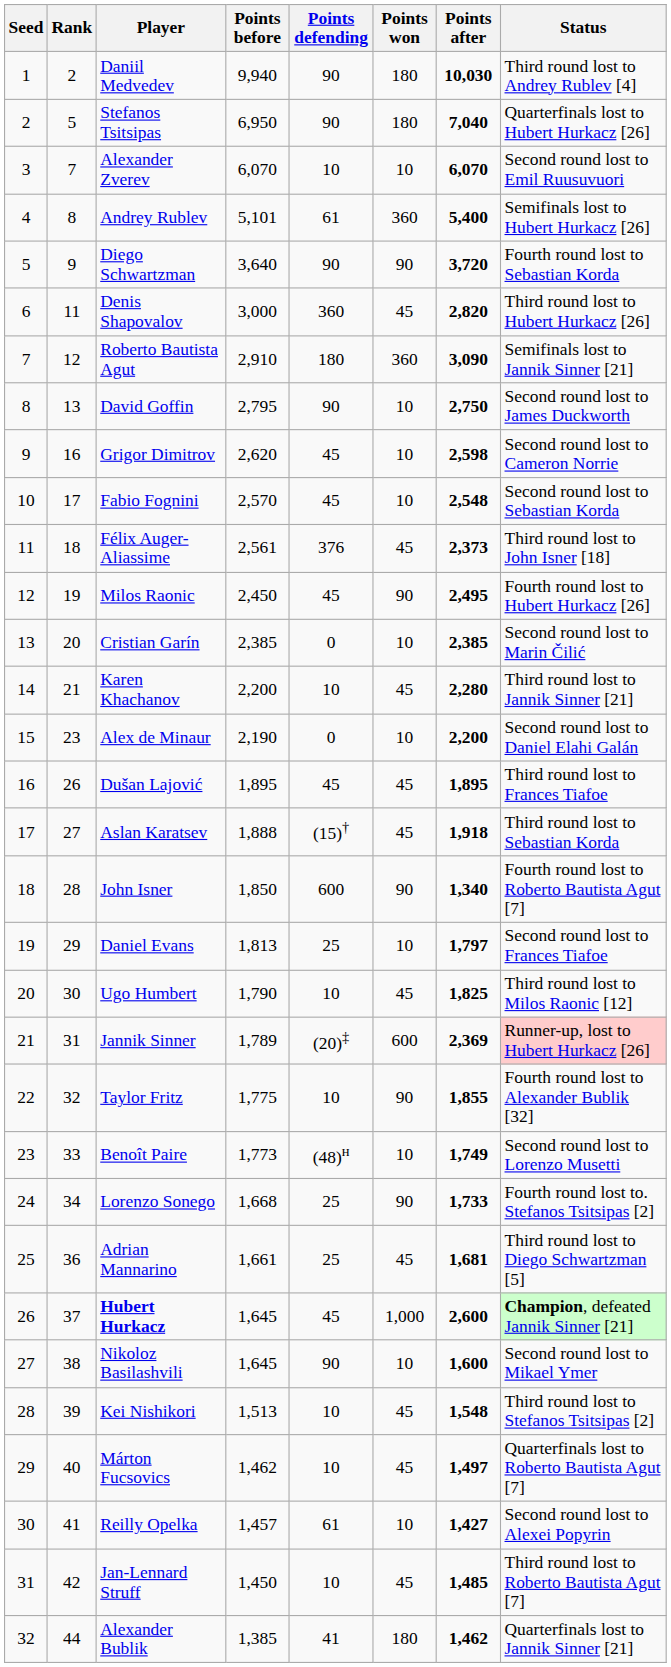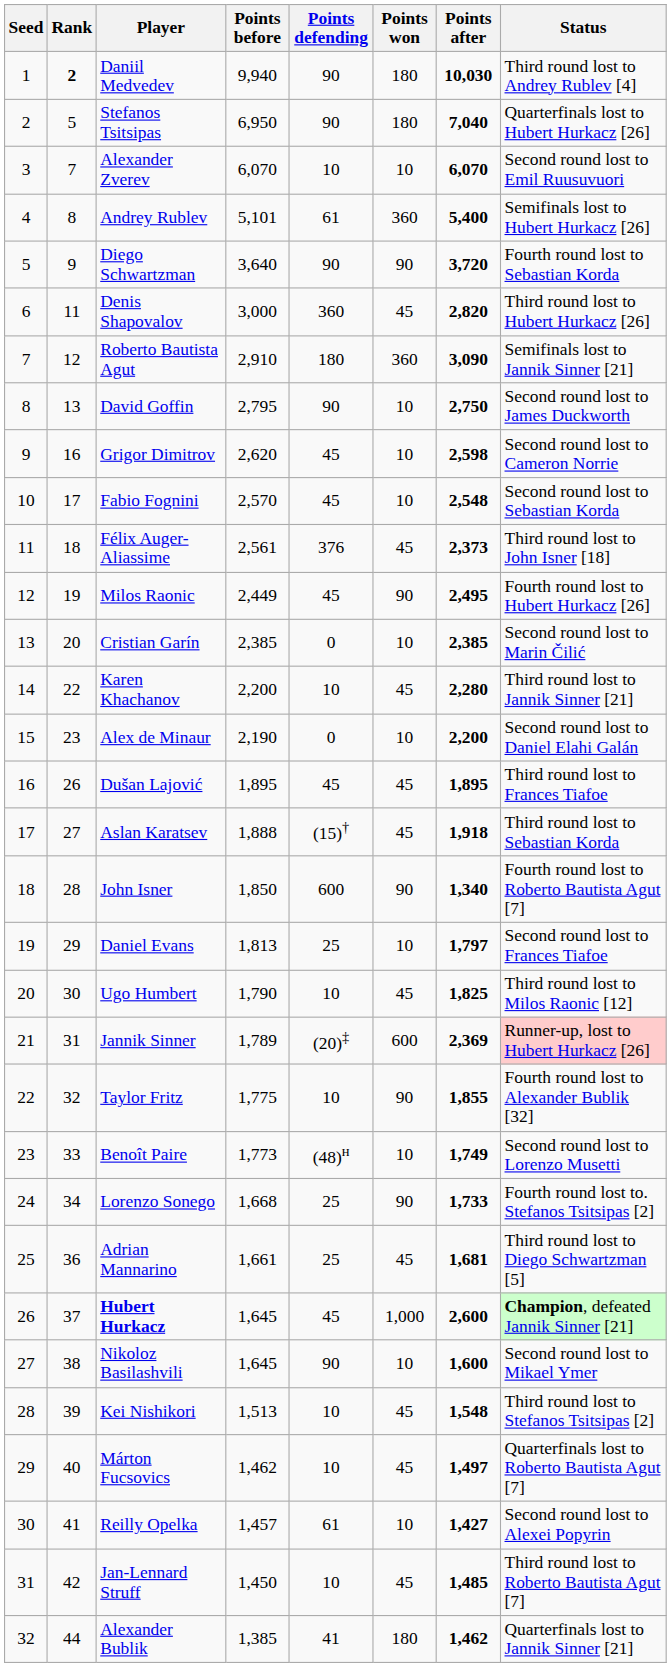(72, 75) normal -> (72, 75) bold
(257, 595) 2,450 -> (257, 595) 2,449
(72, 690) 21 -> (72, 690) 22
